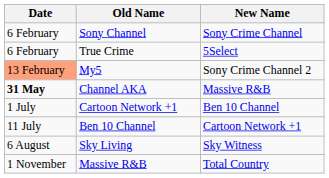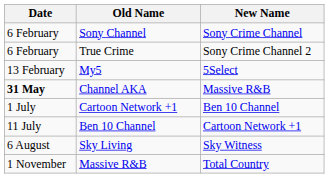(220, 51) 5Select -> (257, 51) Sony Crime Channel 2
(36, 70) lightsalmon background -> (36, 70) no background
(257, 70) Sony Crime Channel 2 -> (220, 70) 5Select
